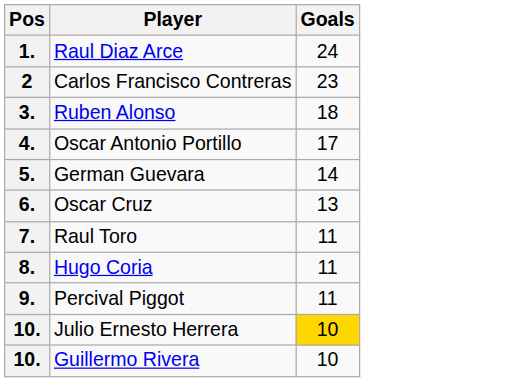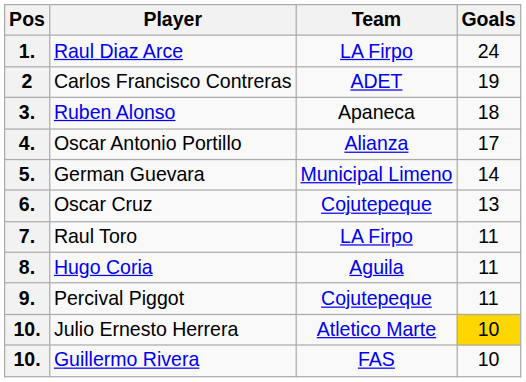+ column: (376, 19)
(328, 81) 23 -> (489, 81) 19
